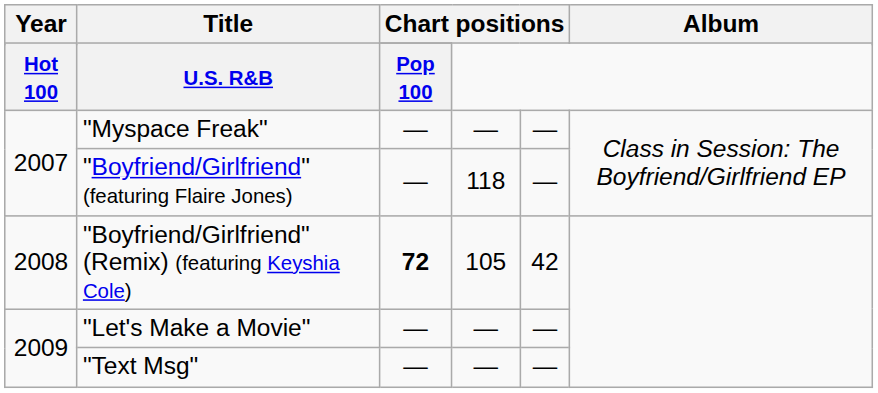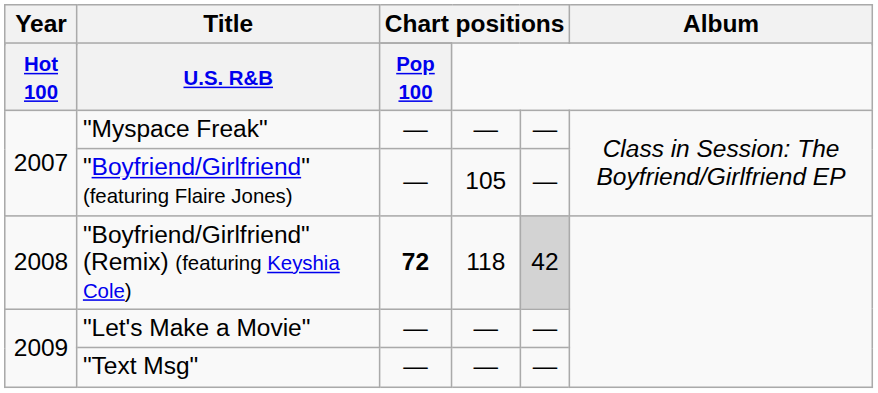(486, 181) 118 -> (486, 181) 105
(486, 261) 105 -> (486, 261) 118
(545, 261) no background -> (545, 261) lightgrey background
